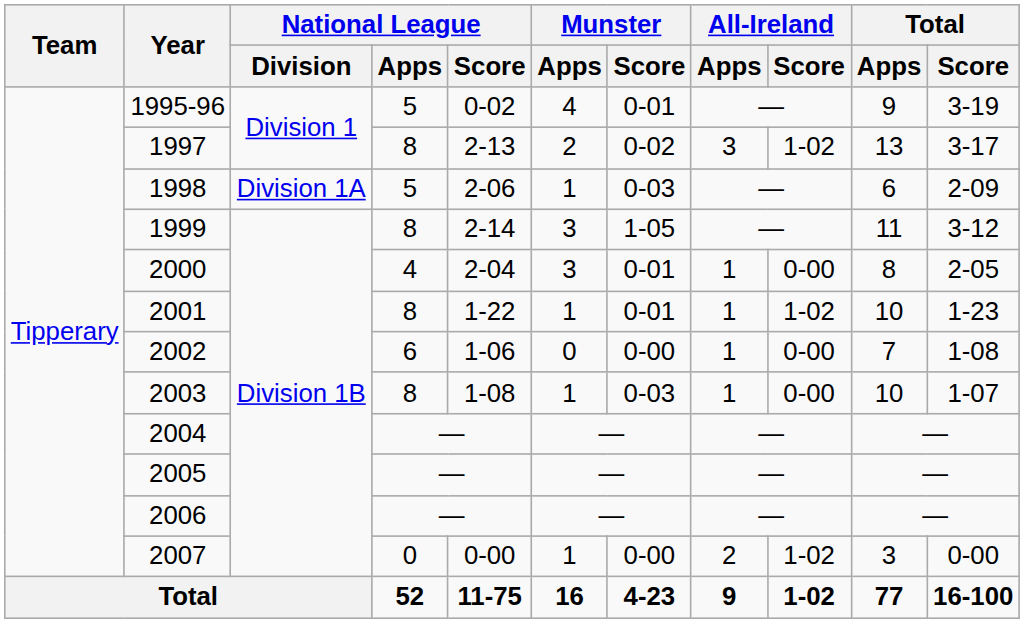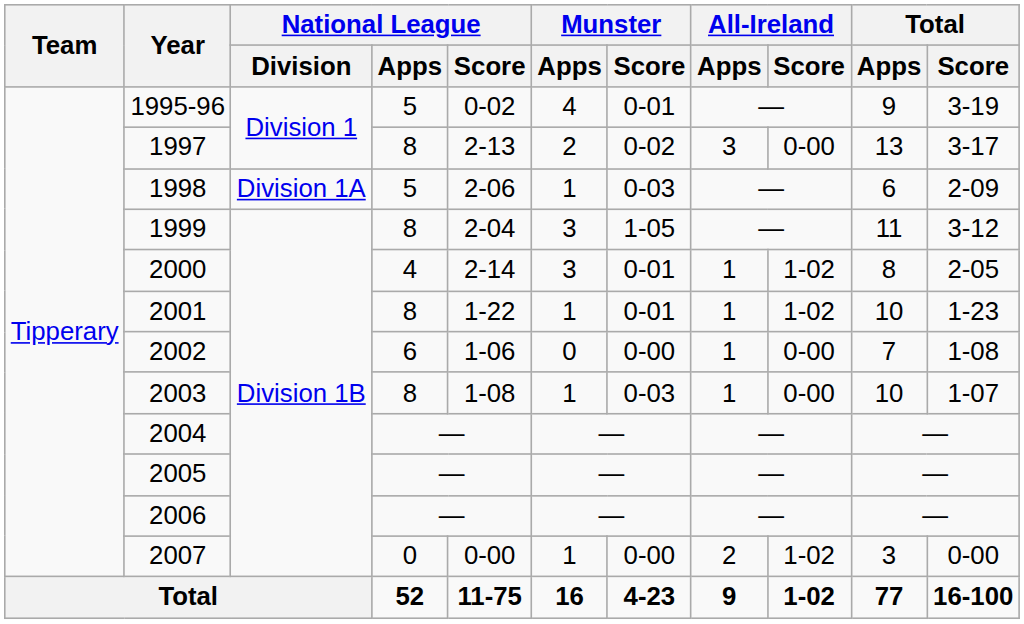(809, 147) 1-02 -> (809, 147) 0-00
(490, 229) 2-14 -> (490, 229) 2-04
(490, 270) 2-04 -> (490, 270) 2-14
(809, 270) 0-00 -> (809, 270) 1-02
